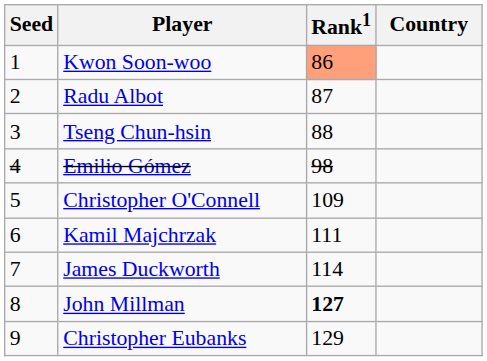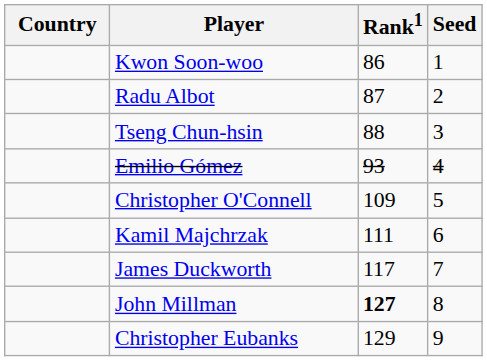columns swapped: (429, 24) <-> (31, 24)
(322, 62) lightsalmon background -> (374, 62) no background
(322, 165) 98 -> (374, 165) 93
(327, 269) 114 -> (379, 269) 117
